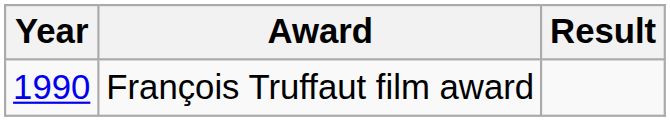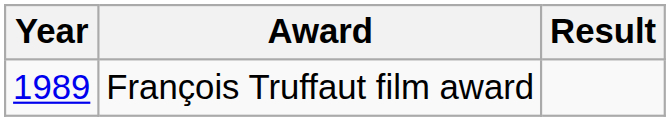(52, 87) 1990 -> (52, 87) 1989
